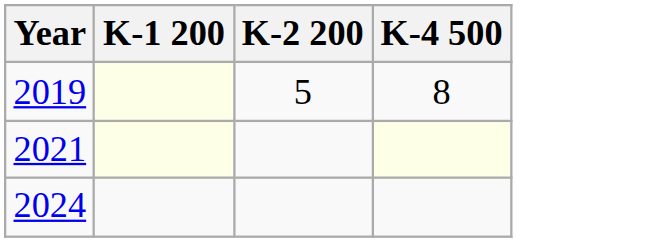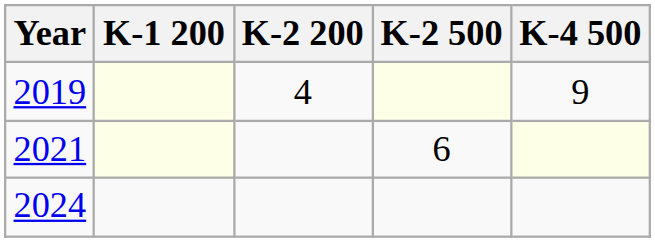+ column: (442, 33)
(303, 90) 5 -> (303, 90) 4
(442, 90) 8 -> (580, 90) 9
